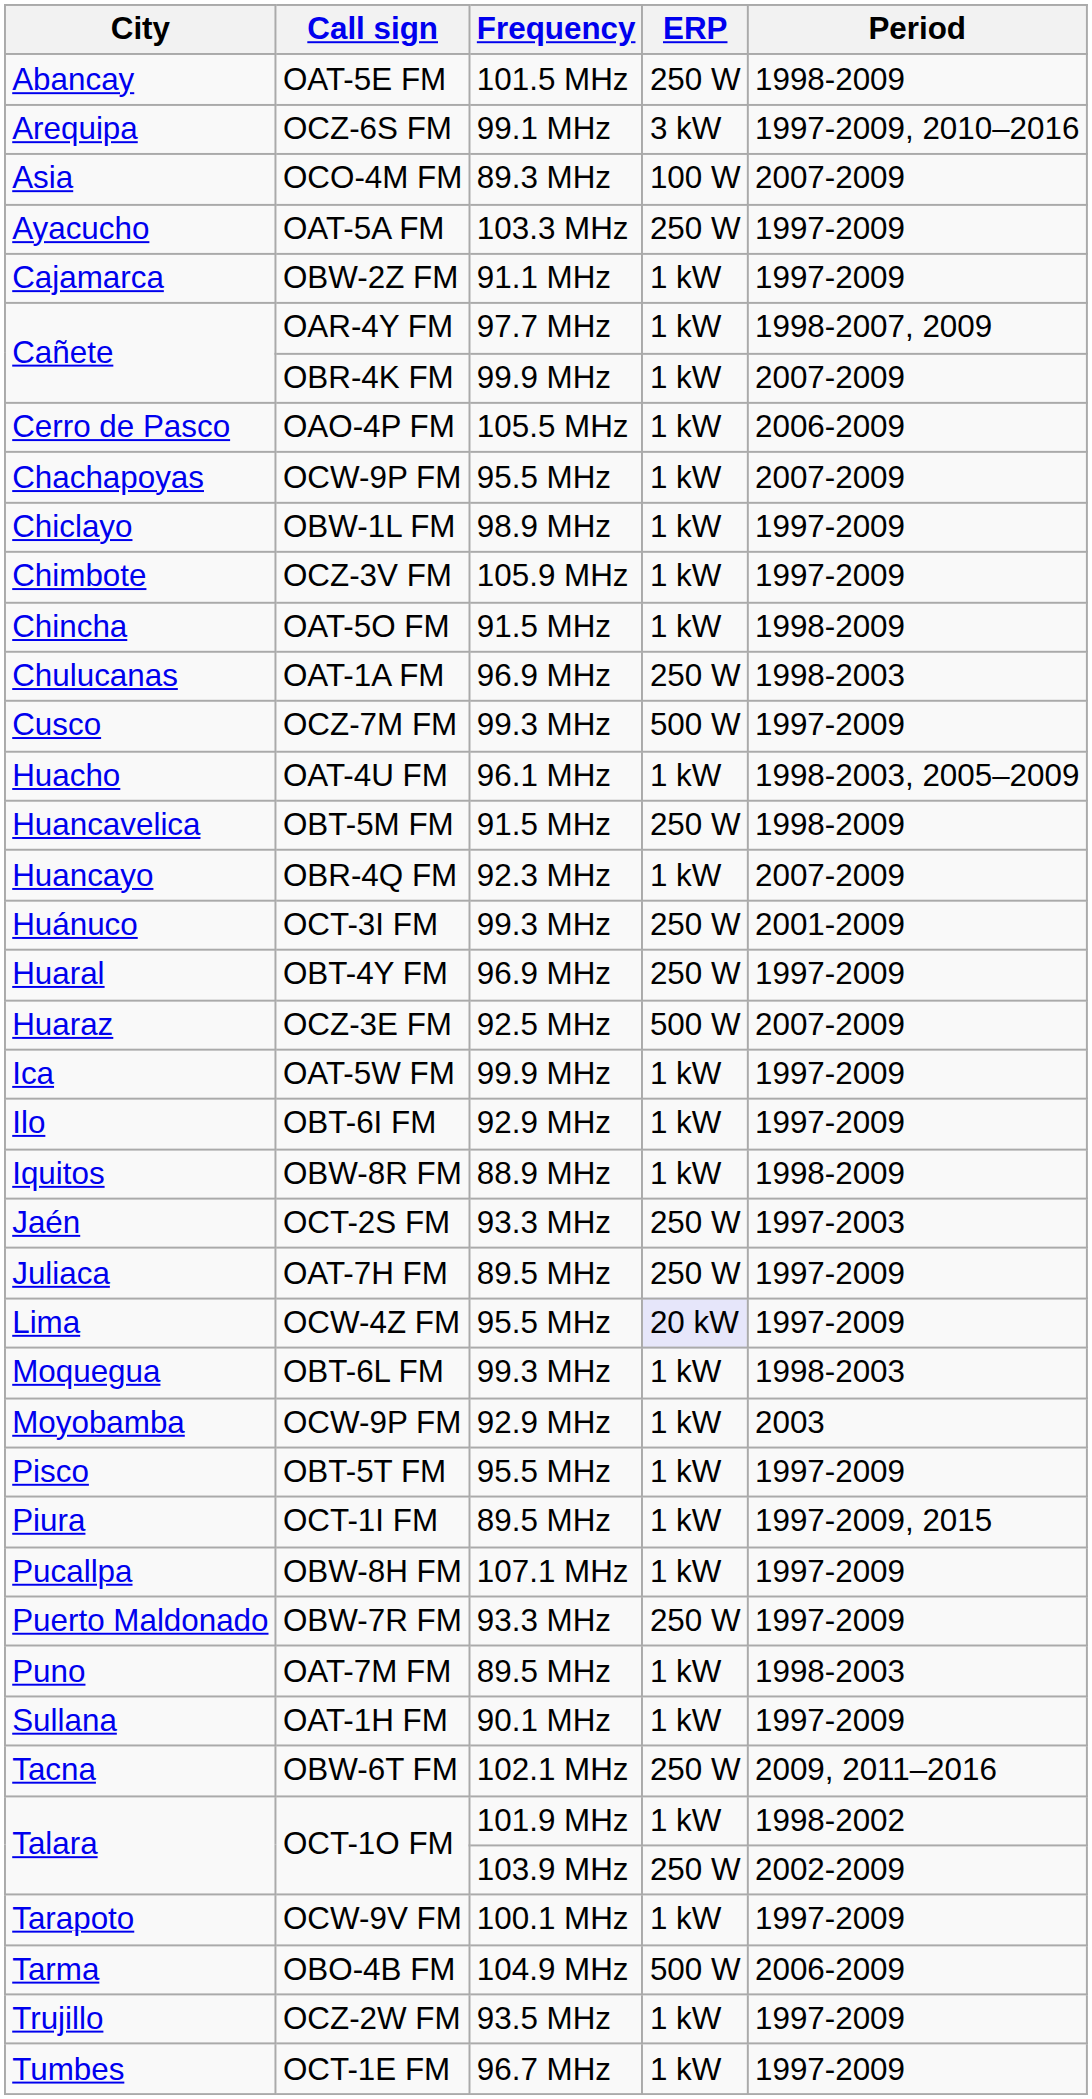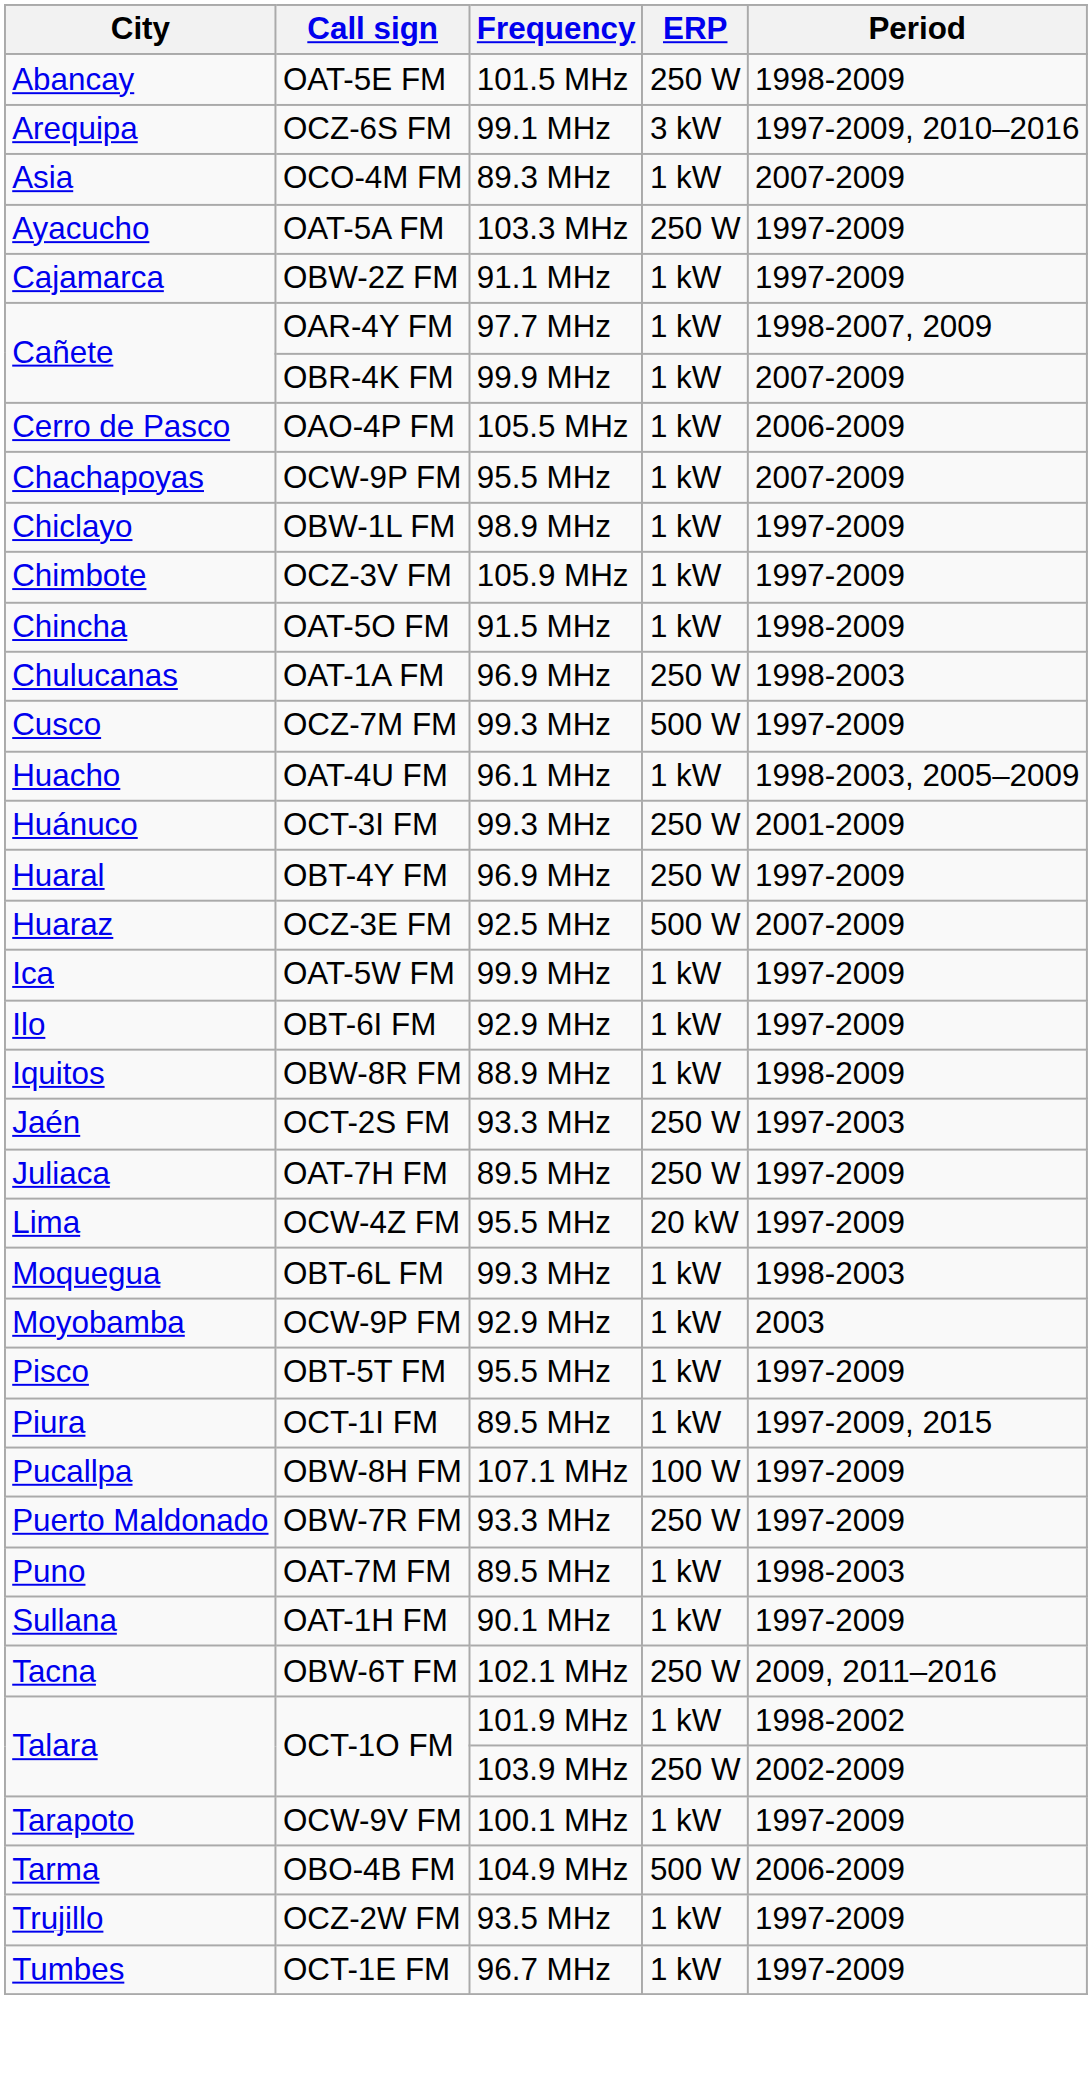(695, 178) 100 W -> (686, 178) 1 kW
- row: (106, 825)
- row: (83, 874)
(694, 1322) lavender background -> (694, 1223) no background
(686, 1571) 1 kW -> (695, 1471) 100 W
